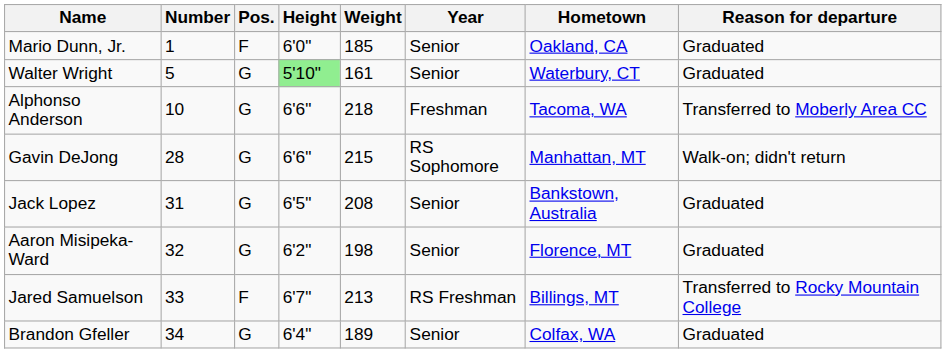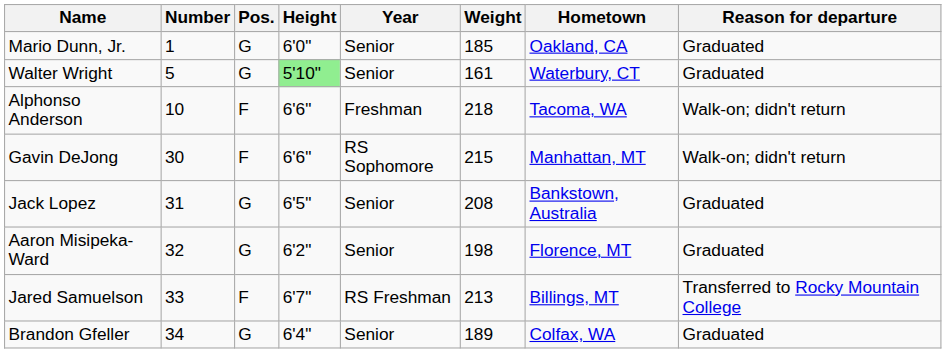columns swapped: (373, 18) <-> (466, 18)
(243, 45) F -> (245, 45) G
(245, 110) G -> (243, 110) F
(805, 110) Transferred to Moberly Area CC -> (764, 110) Walk-on; didn't return
(175, 156) 28 -> (175, 156) 30
(245, 156) G -> (243, 156) F
